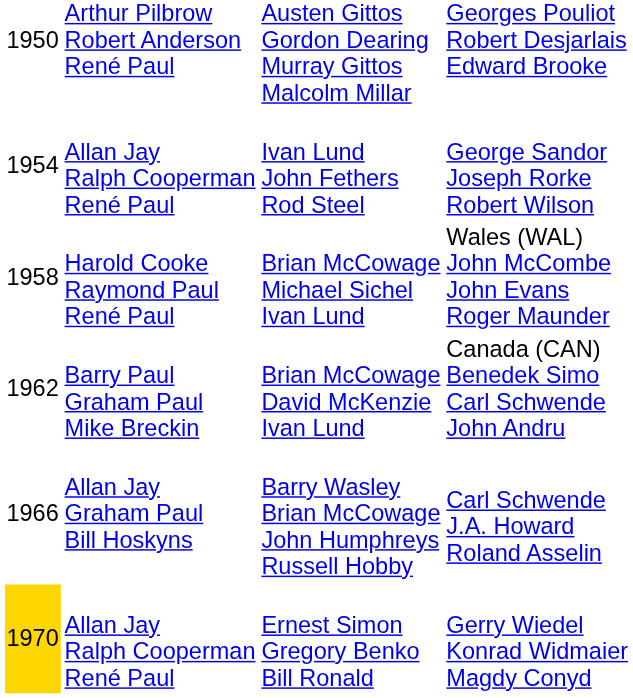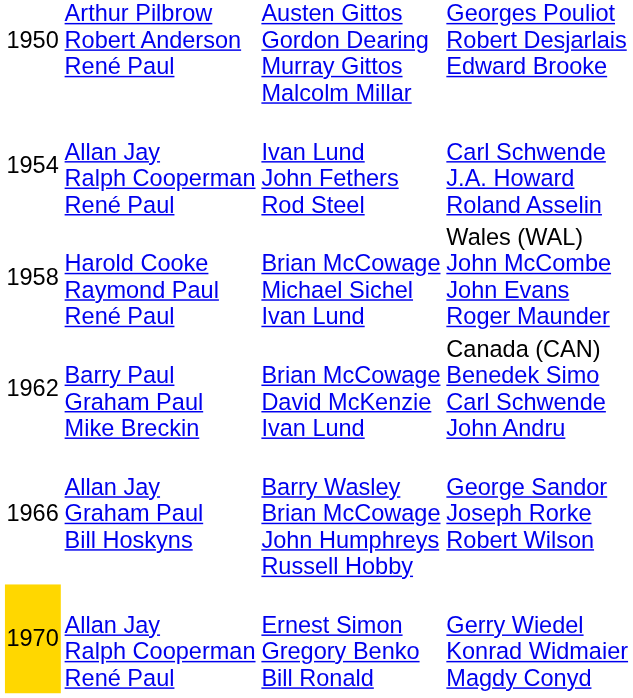(527, 178) George Sandor Joseph Rorke Robert Wilson -> (526, 178) Carl Schwende J.A. Howard Roland Asselin
(526, 526) Carl Schwende J.A. Howard Roland Asselin -> (527, 513) George Sandor Joseph Rorke Robert Wilson
